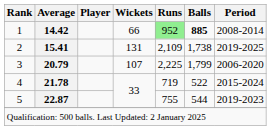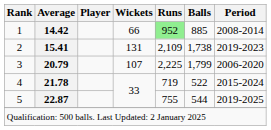(199, 30) bold -> (199, 30) normal
(240, 47) 2019-2025 -> (240, 47) 2019-2023
(240, 99) 2019-2023 -> (240, 99) 2019-2025
